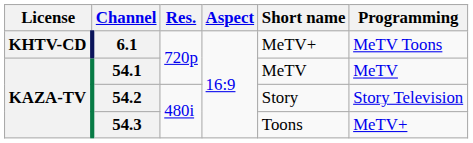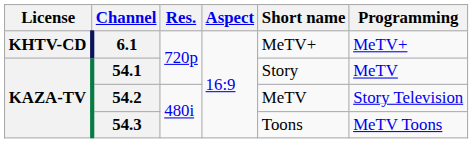(398, 44) MeTV Toons -> (380, 44) MeTV+
(284, 71) MeTV -> (280, 71) Story
(280, 97) Story -> (284, 97) MeTV
(380, 124) MeTV+ -> (398, 124) MeTV Toons
